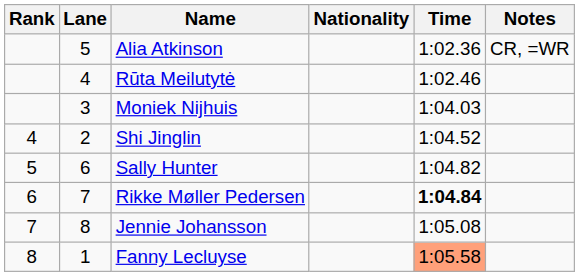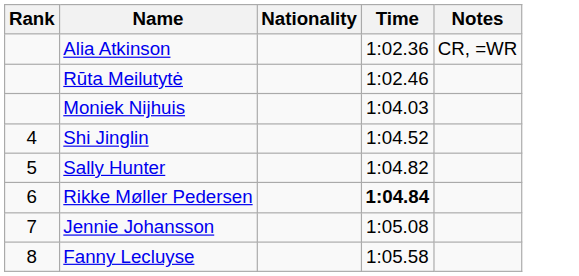- column: (85, 19)
(450, 256) lightsalmon background -> (397, 256) no background
